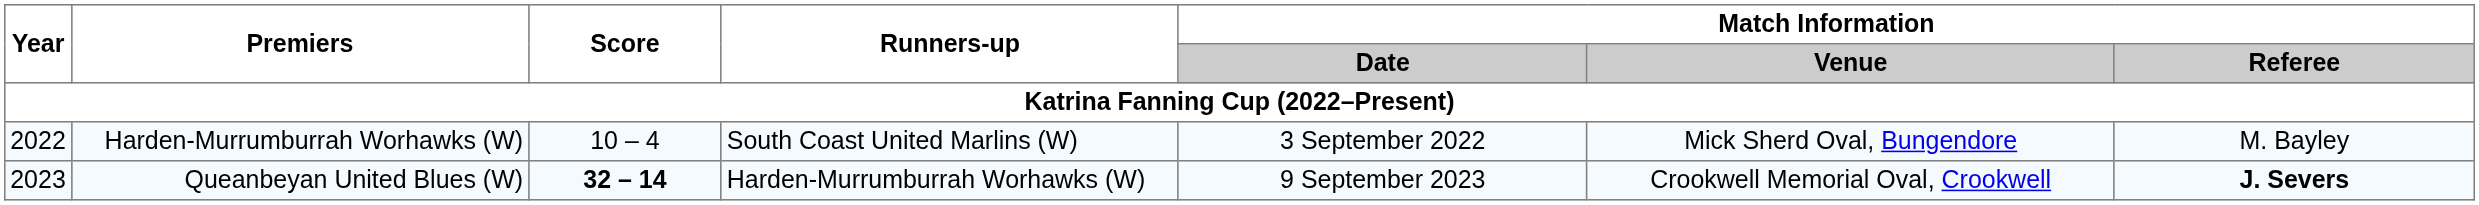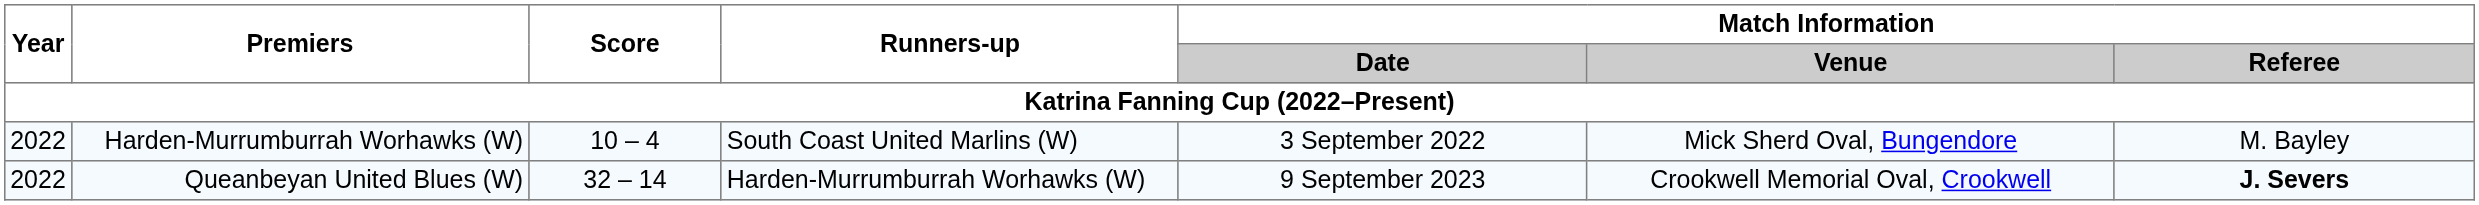(38, 179) 2023 -> (38, 179) 2022
(625, 179) bold -> (625, 179) normal
